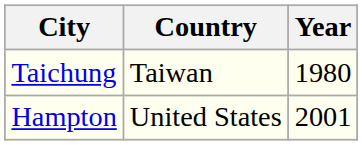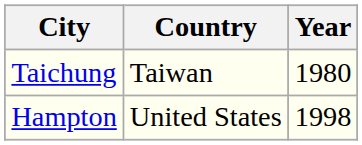(323, 117) 2001 -> (323, 117) 1998
